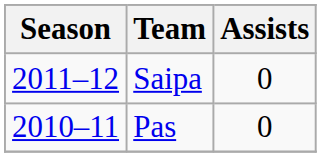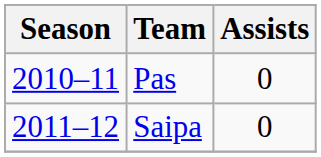rows swapped: (155, 126) <-> (168, 77)
